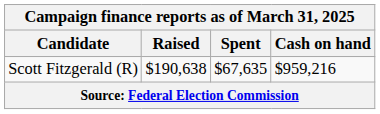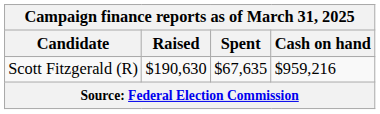(176, 69) $190,638 -> (176, 69) $190,630
